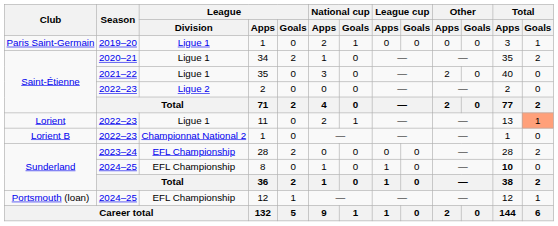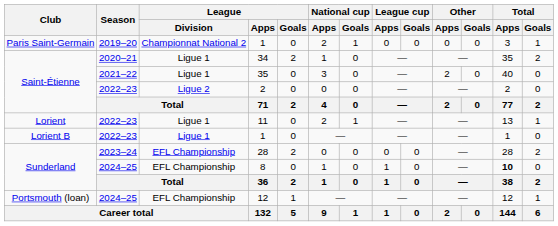(194, 43) Ligue 1 -> (194, 43) Championnat National 2
(538, 120) lightsalmon background -> (538, 120) no background
(194, 136) Championnat National 2 -> (194, 136) Ligue 1
